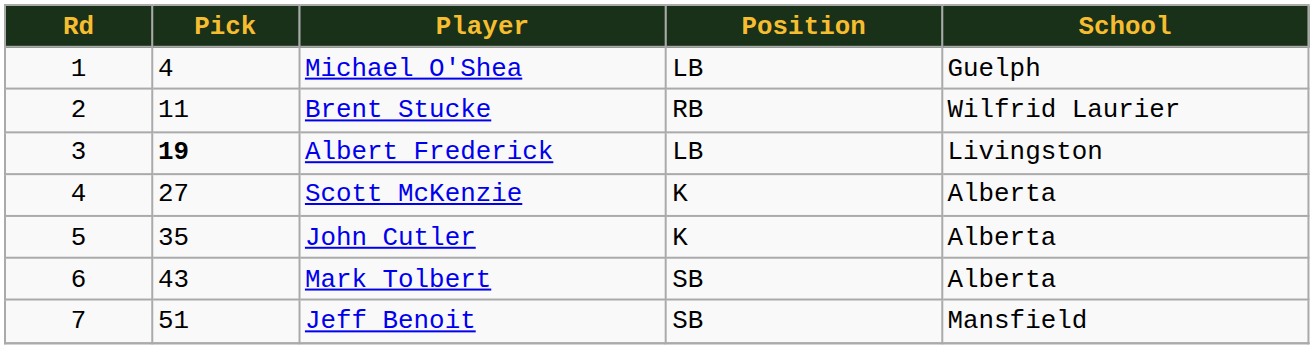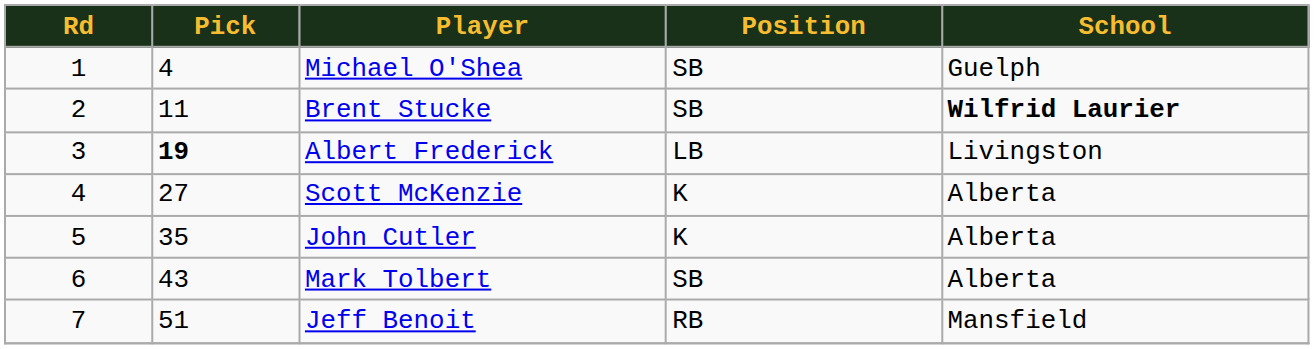(688, 68) LB -> (688, 68) SB
(688, 110) RB -> (688, 110) SB
(1064, 110) normal -> (1064, 110) bold
(688, 321) SB -> (688, 321) RB
